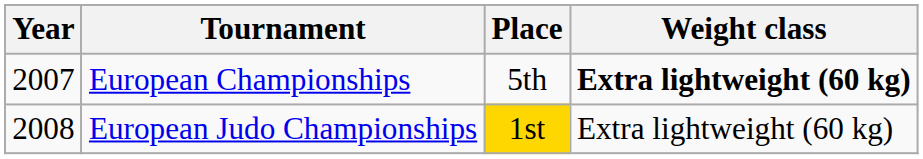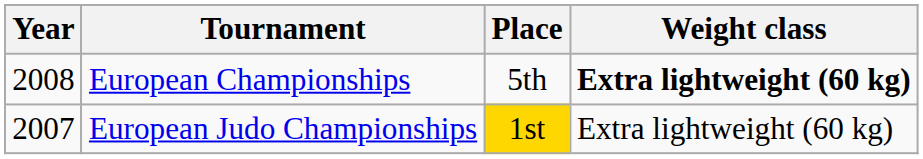(43, 78) 2007 -> (43, 78) 2008
(43, 128) 2008 -> (43, 128) 2007
